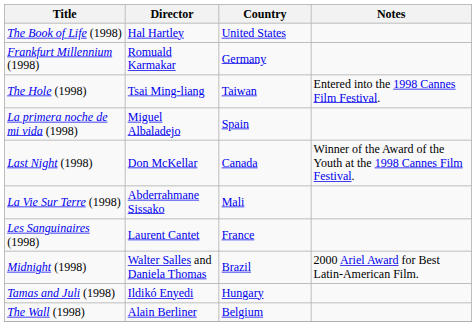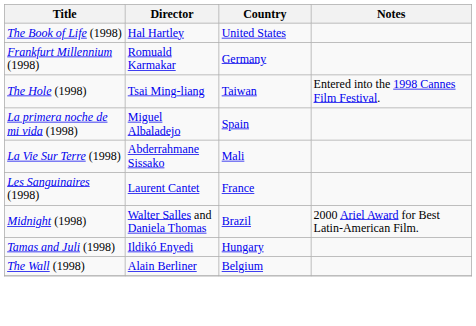- row: (50, 163)
